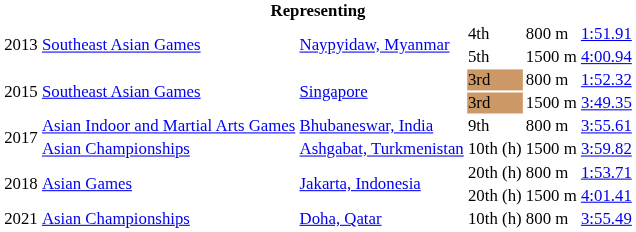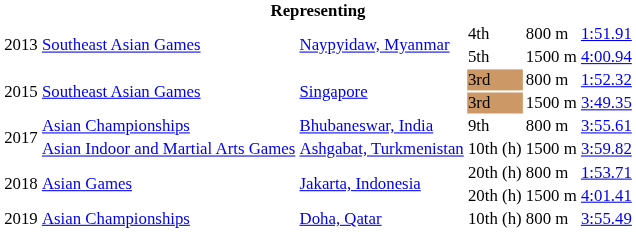(169, 126) Asian Indoor and Martial Arts Games -> (116, 126) Asian Championships
(116, 149) Asian Championships -> (169, 149) Asian Indoor and Martial Arts Games
(21, 218) 2021 -> (21, 218) 2019
